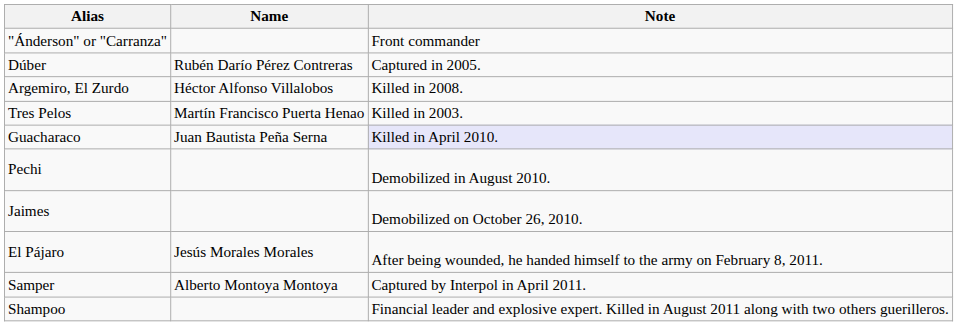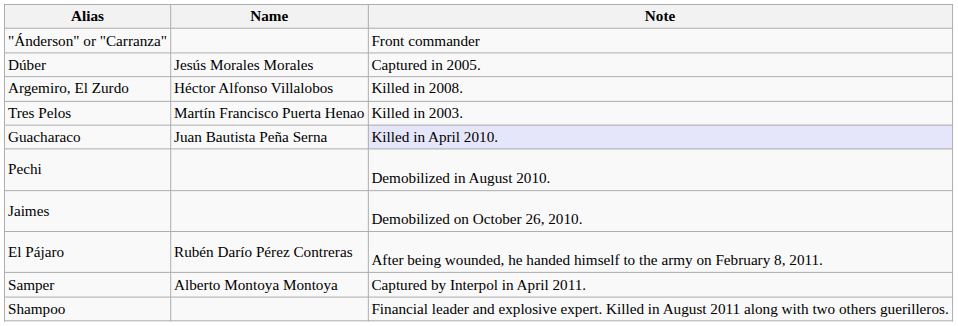(263, 64) Rubén Darío Pérez Contreras -> (244, 64) Jesús Morales Morales
(244, 252) Jesús Morales Morales -> (263, 252) Rubén Darío Pérez Contreras
